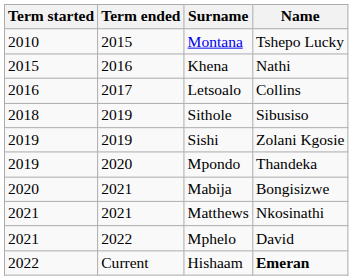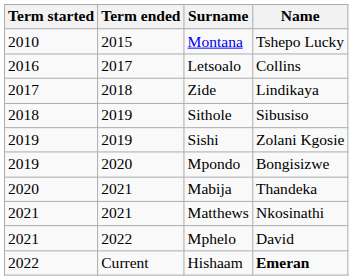- row: (208, 66)
+ row: (202, 90)
(287, 164) Thandeka -> (293, 164) Bongisizwe
(293, 189) Bongisizwe -> (287, 189) Thandeka
